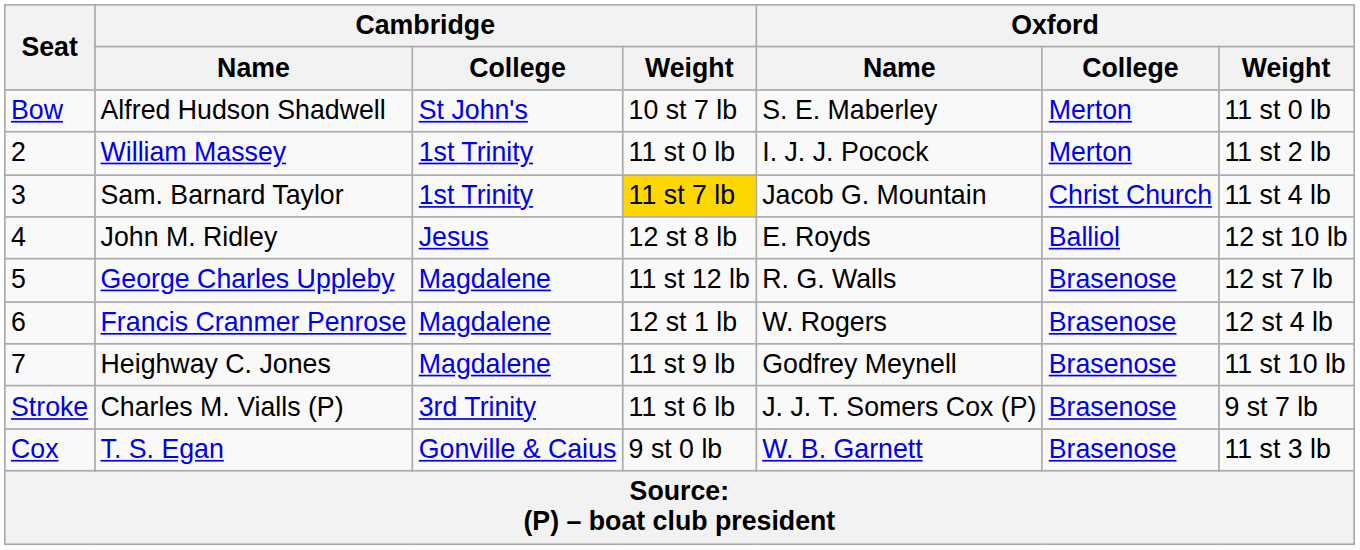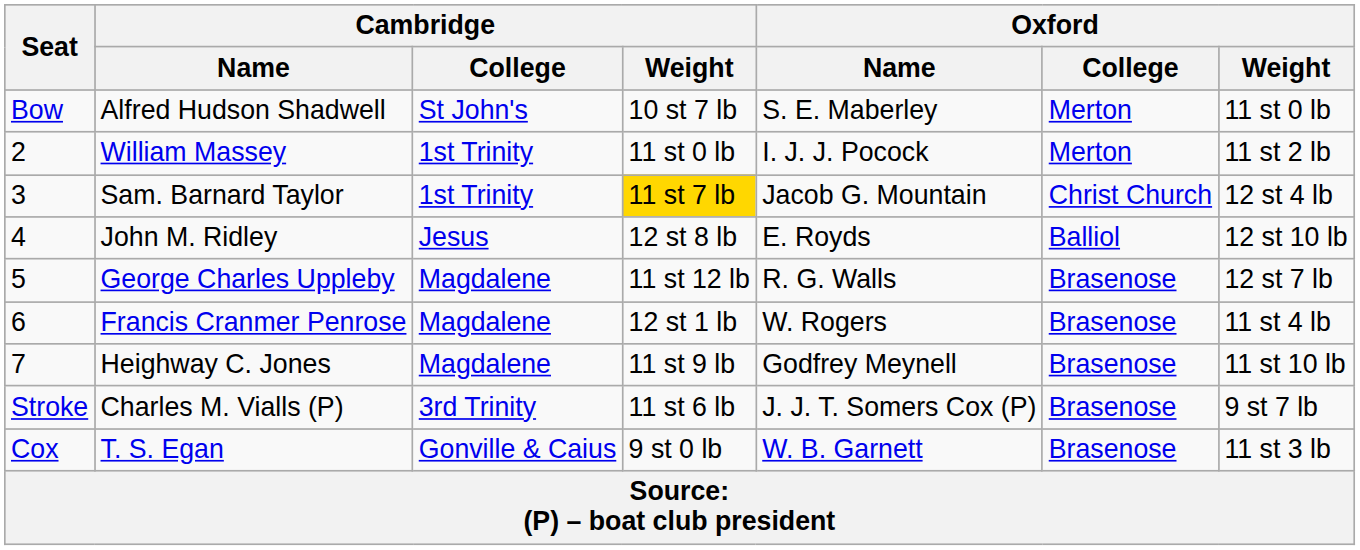(1278, 195) 11 st 4 lb -> (1279, 195) 12 st 4 lb
(1279, 322) 12 st 4 lb -> (1278, 322) 11 st 4 lb
